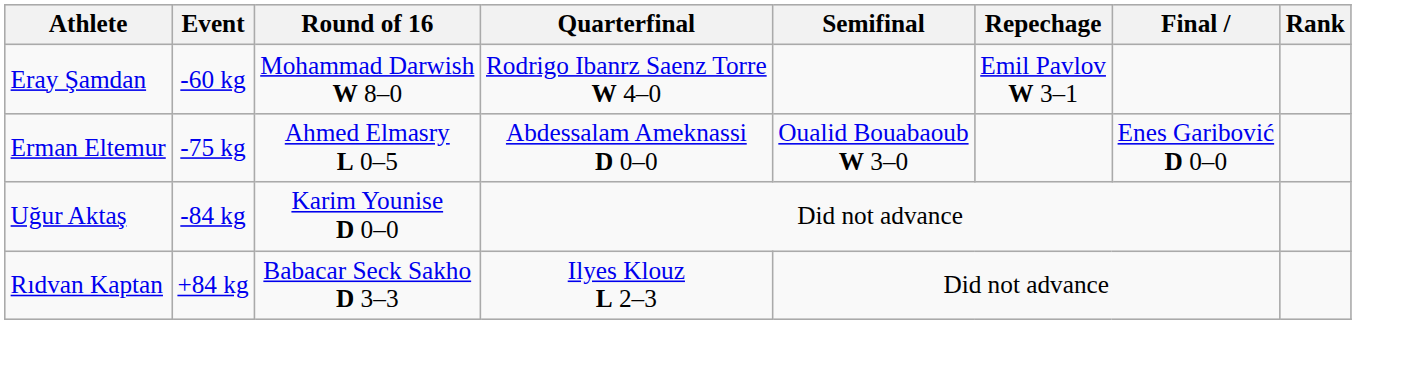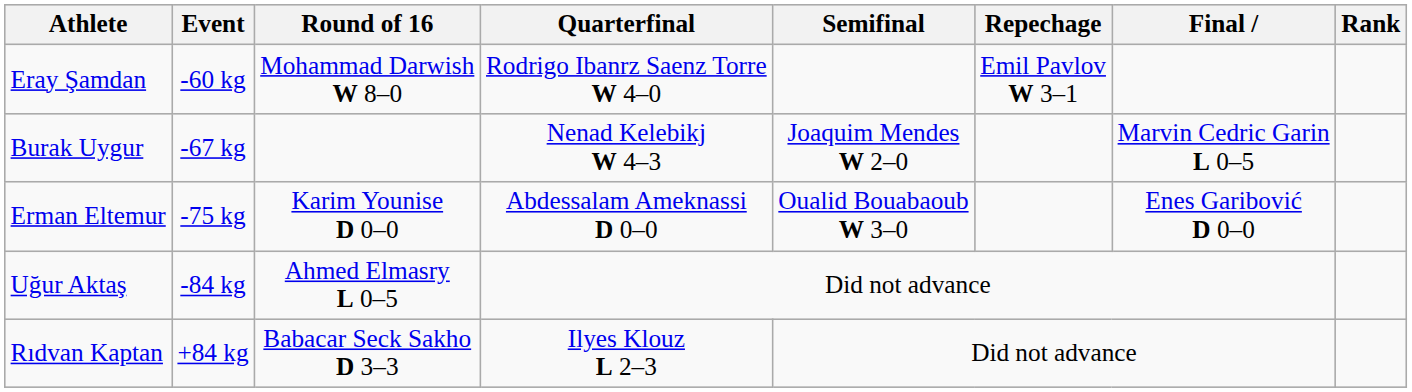+ row: (77, 147)
(367, 147) Ahmed Elmasry L 0–5 -> (367, 215) Karim Younise D 0–0
(367, 215) Karim Younise D 0–0 -> (367, 284) Ahmed Elmasry L 0–5
